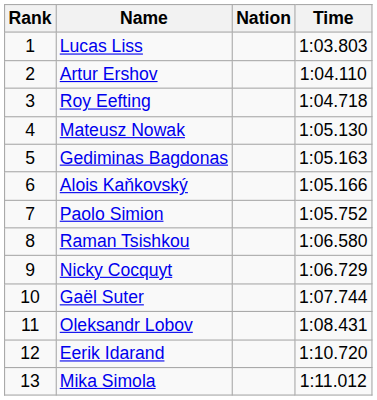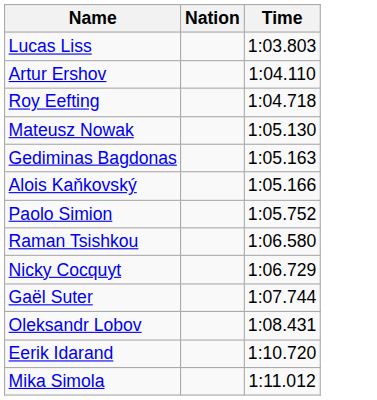- column: (30, 18)
